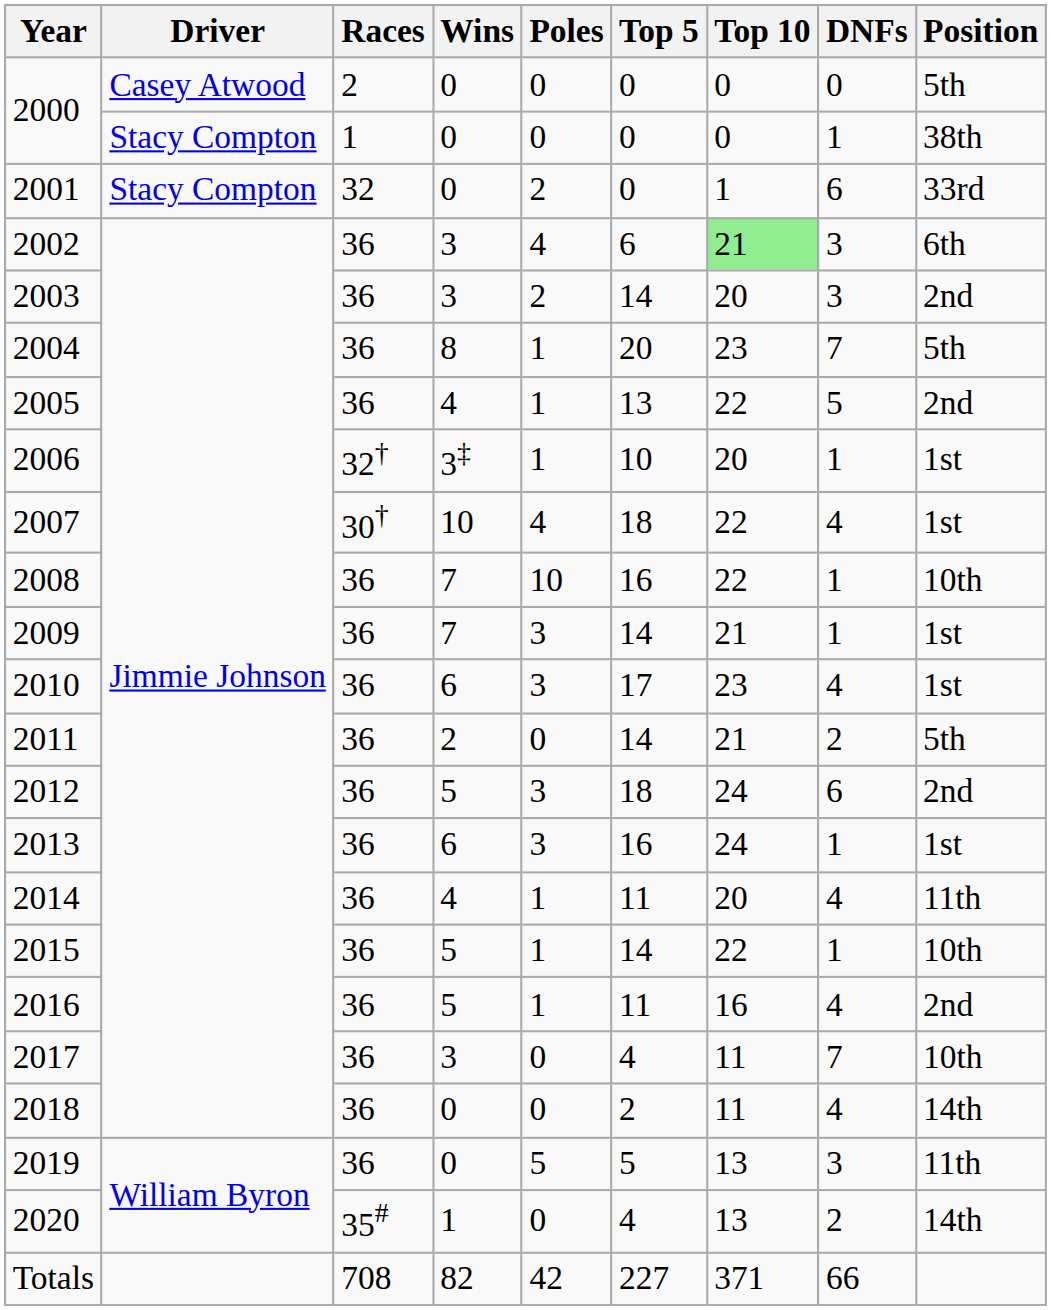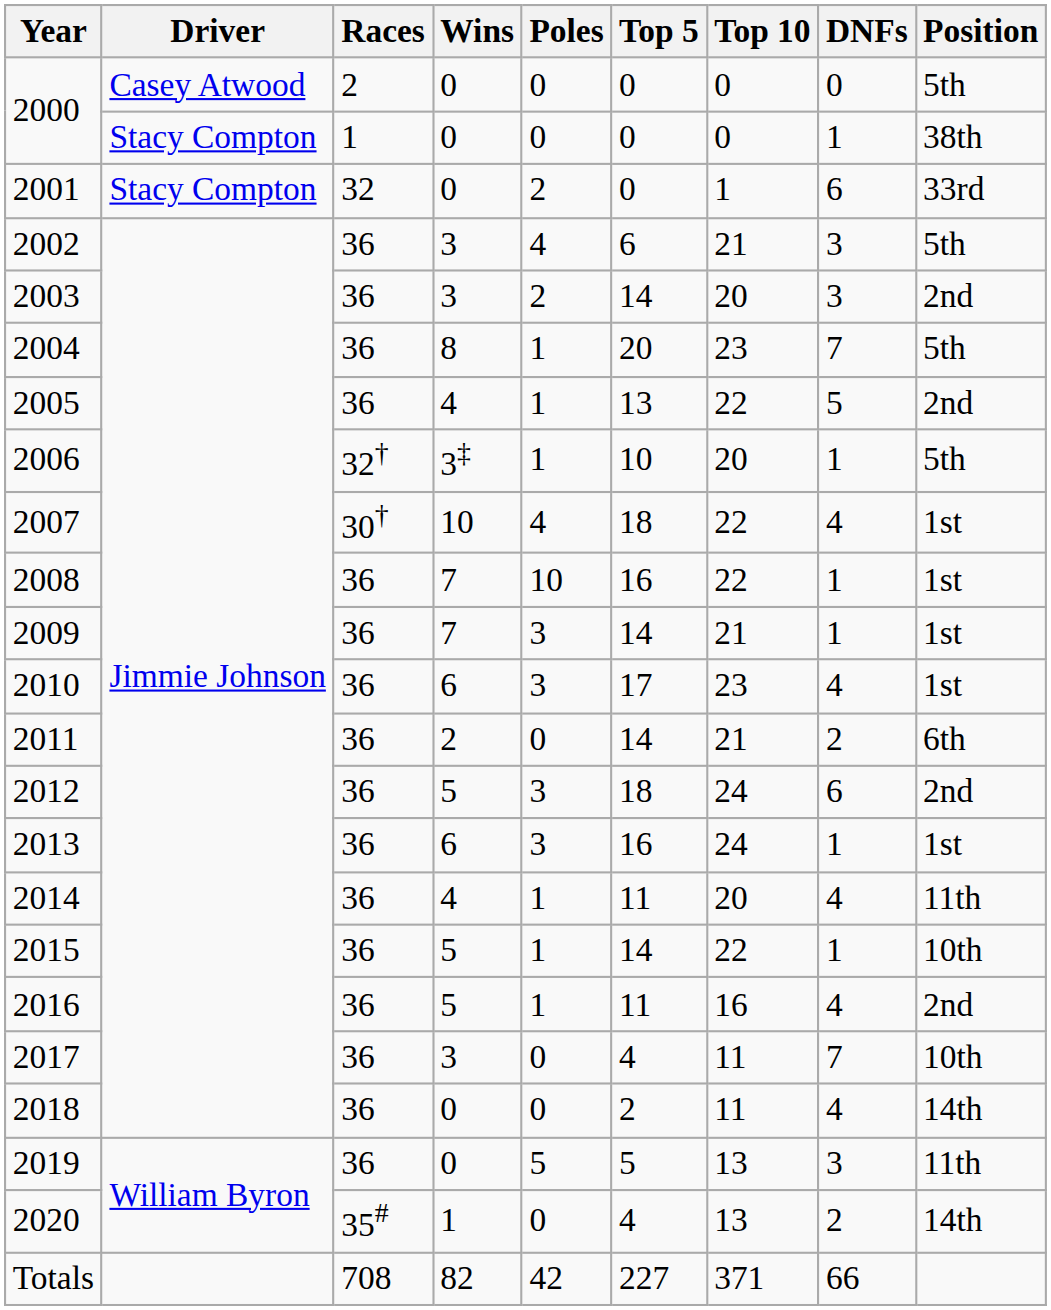(731, 243) lightgreen background -> (731, 243) no background
(944, 243) 6th -> (944, 243) 5th
(943, 459) 1st -> (944, 459) 5th
(953, 579) 10th -> (943, 579) 1st
(944, 738) 5th -> (944, 738) 6th
